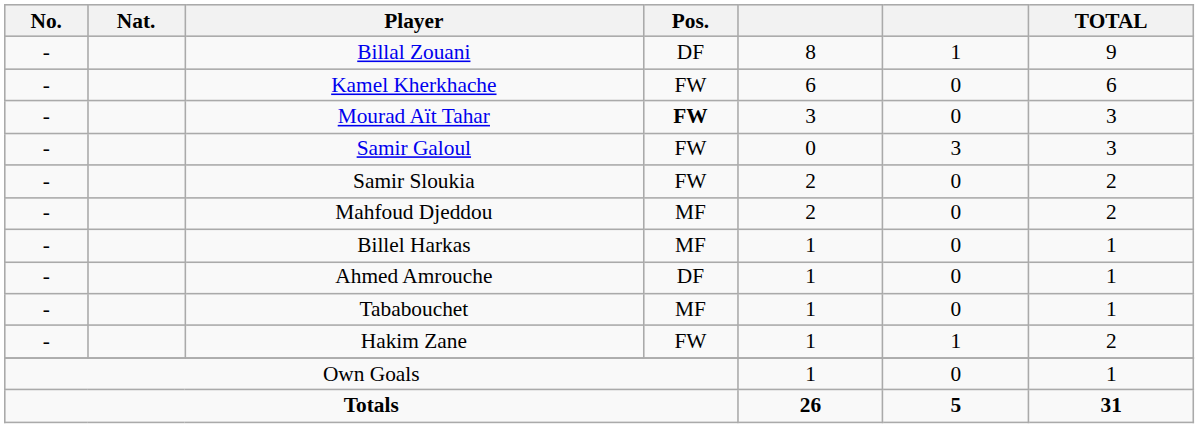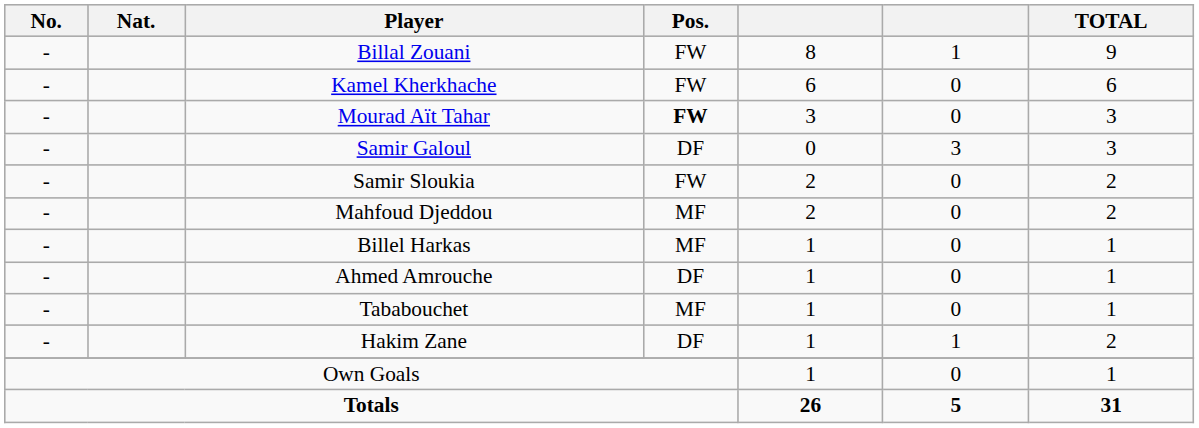(690, 52) DF -> (690, 52) FW
(690, 148) FW -> (690, 148) DF
(690, 341) FW -> (690, 341) DF
